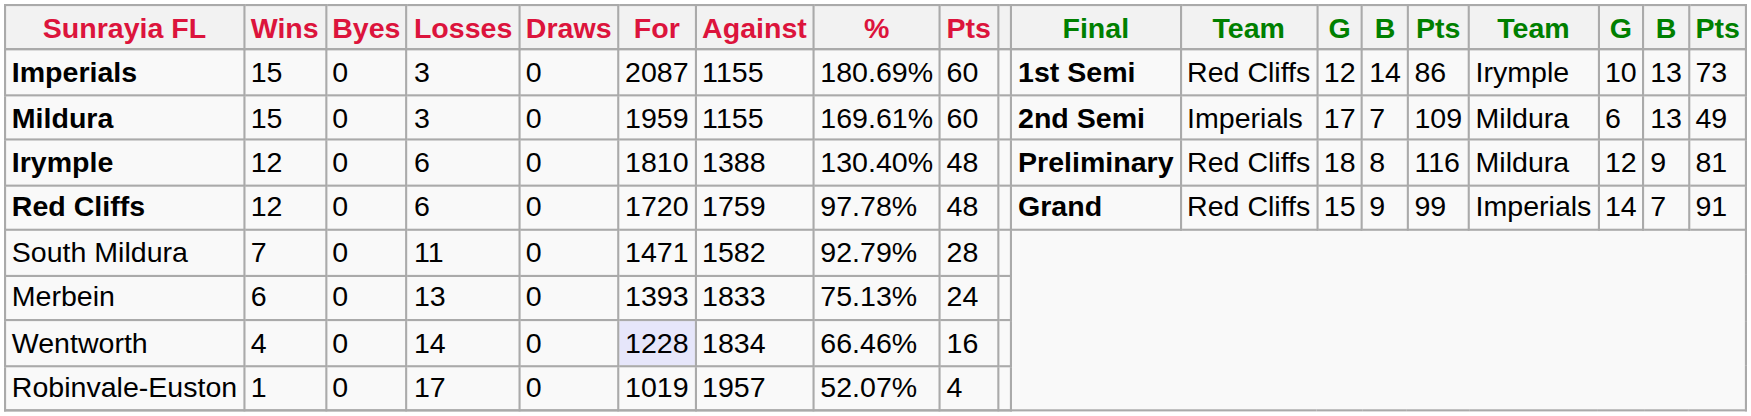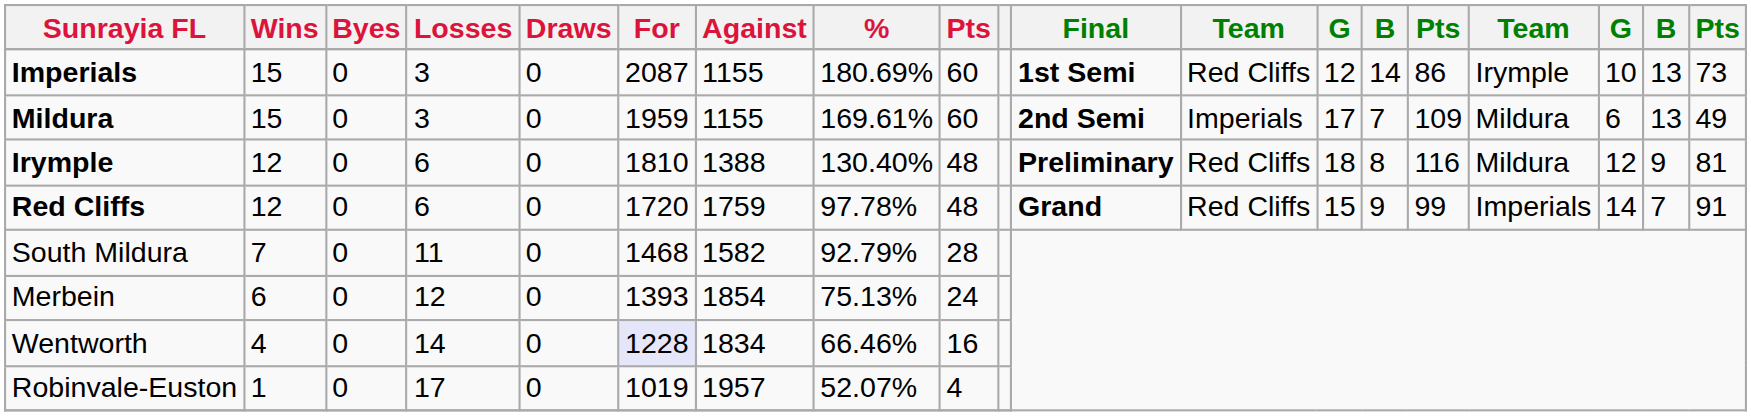(657, 252) 1471 -> (657, 252) 1468
(430, 297) 13 -> (430, 297) 12
(734, 297) 1833 -> (734, 297) 1854
